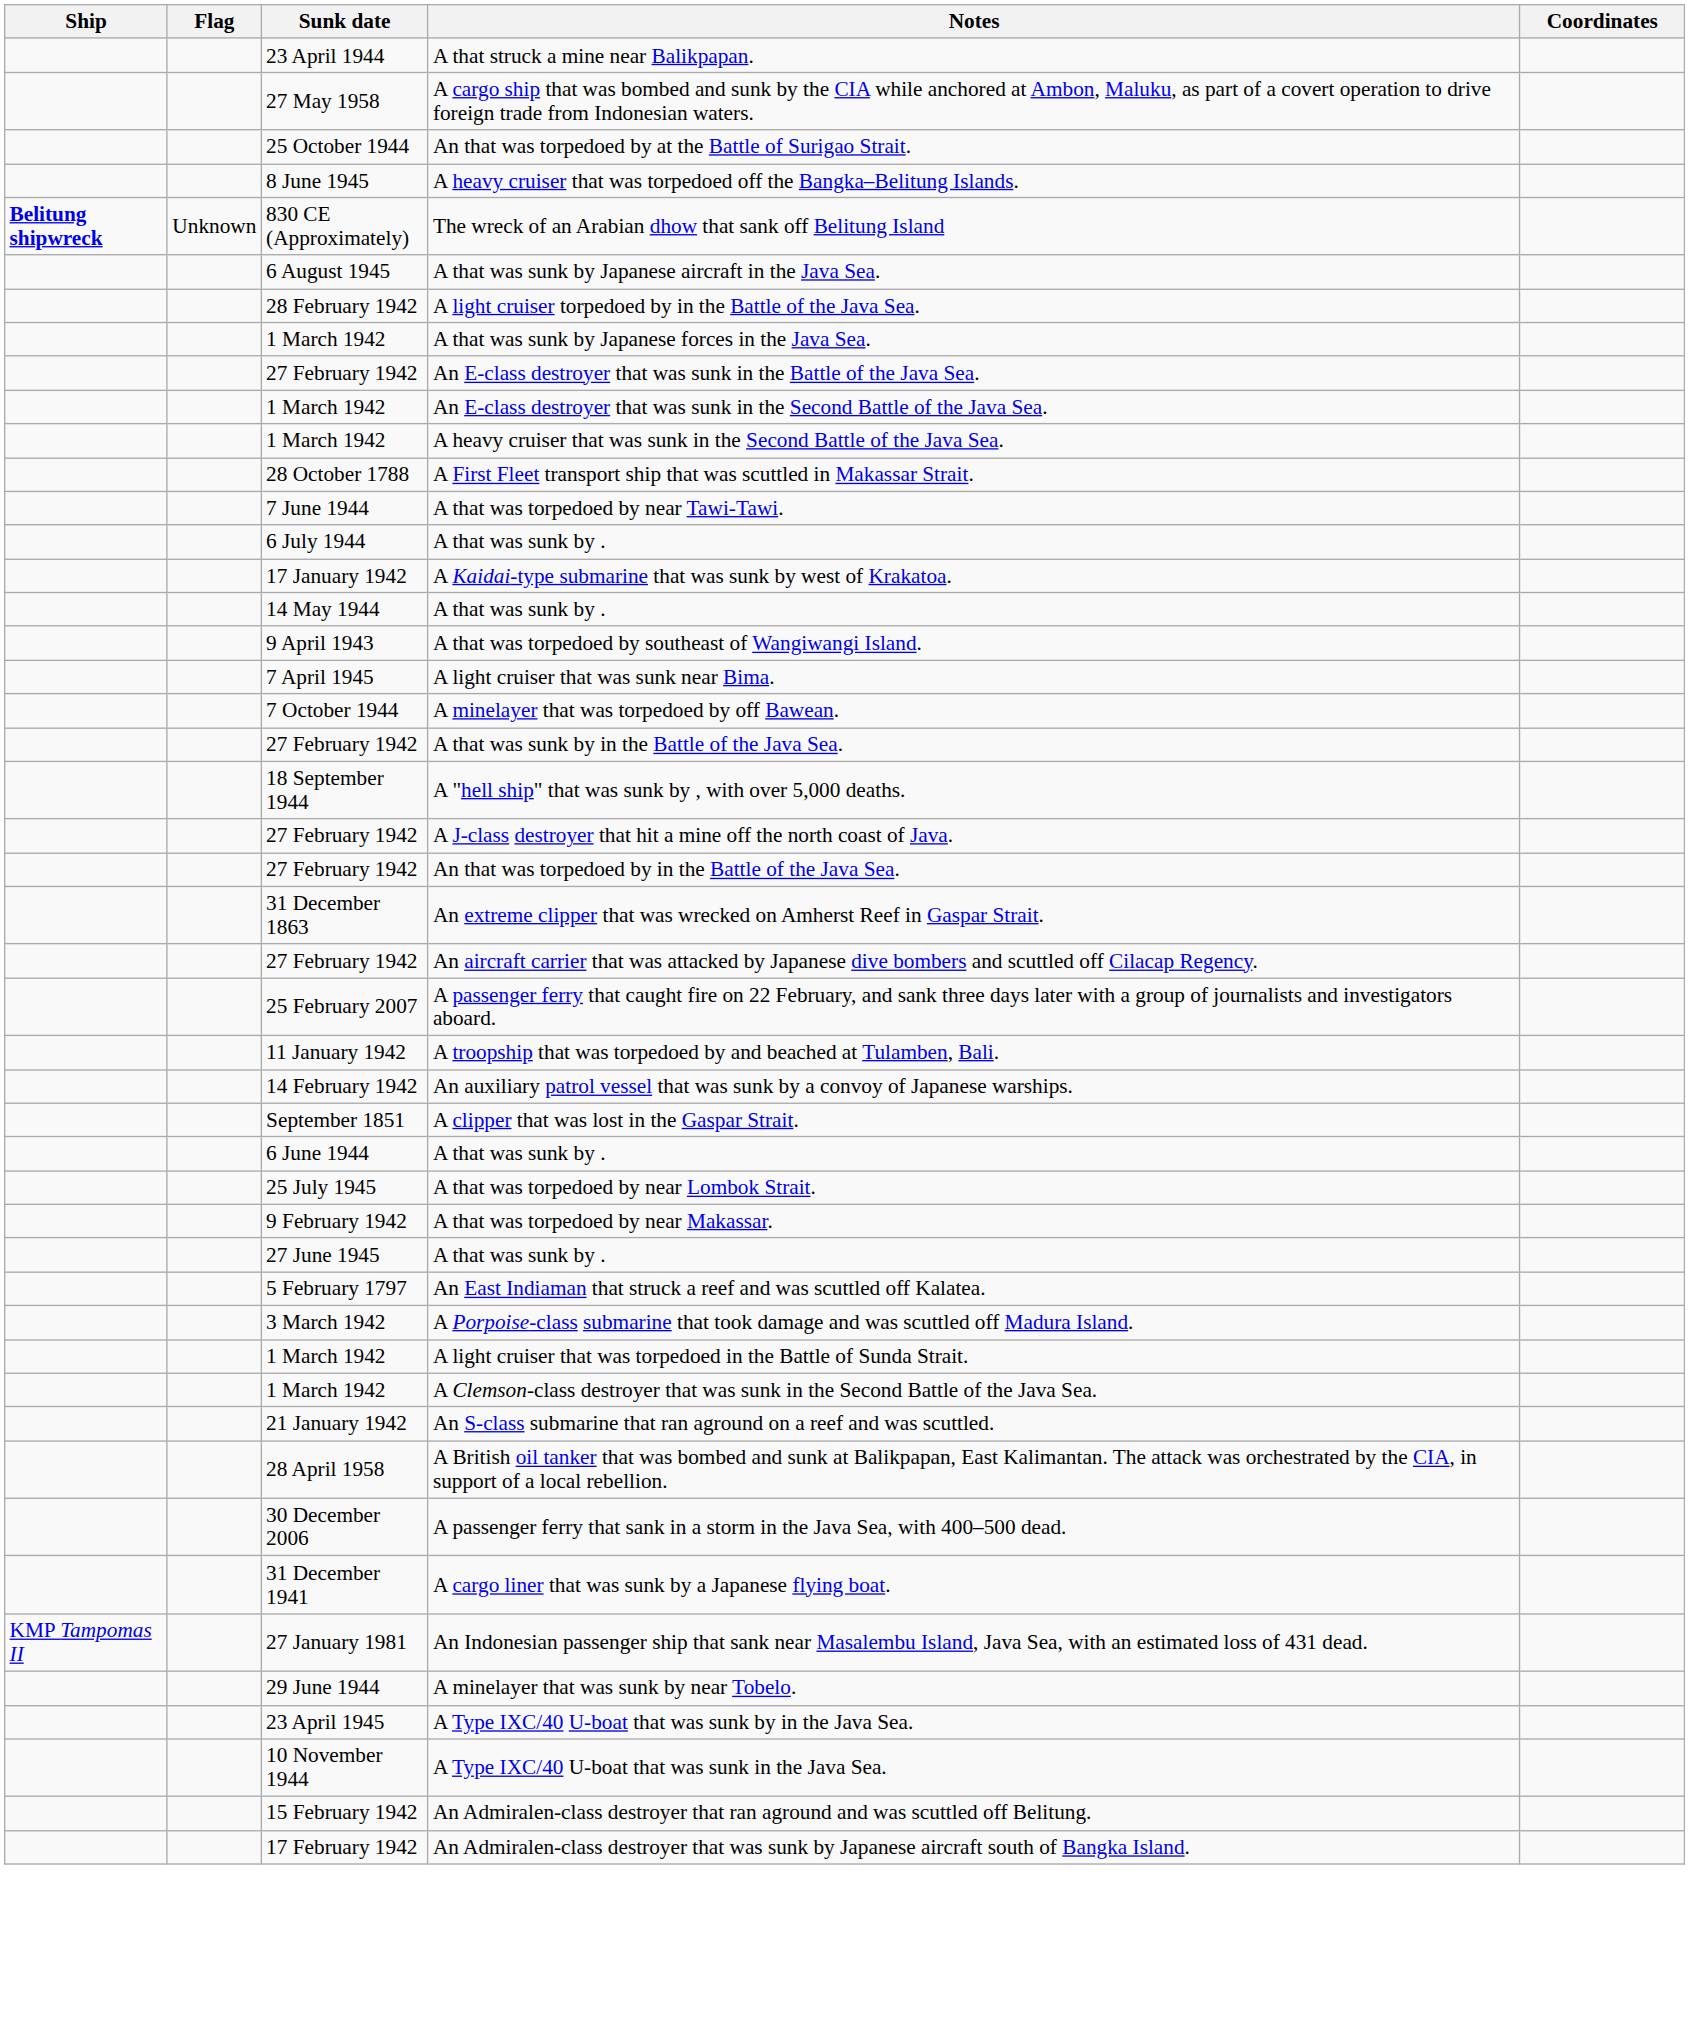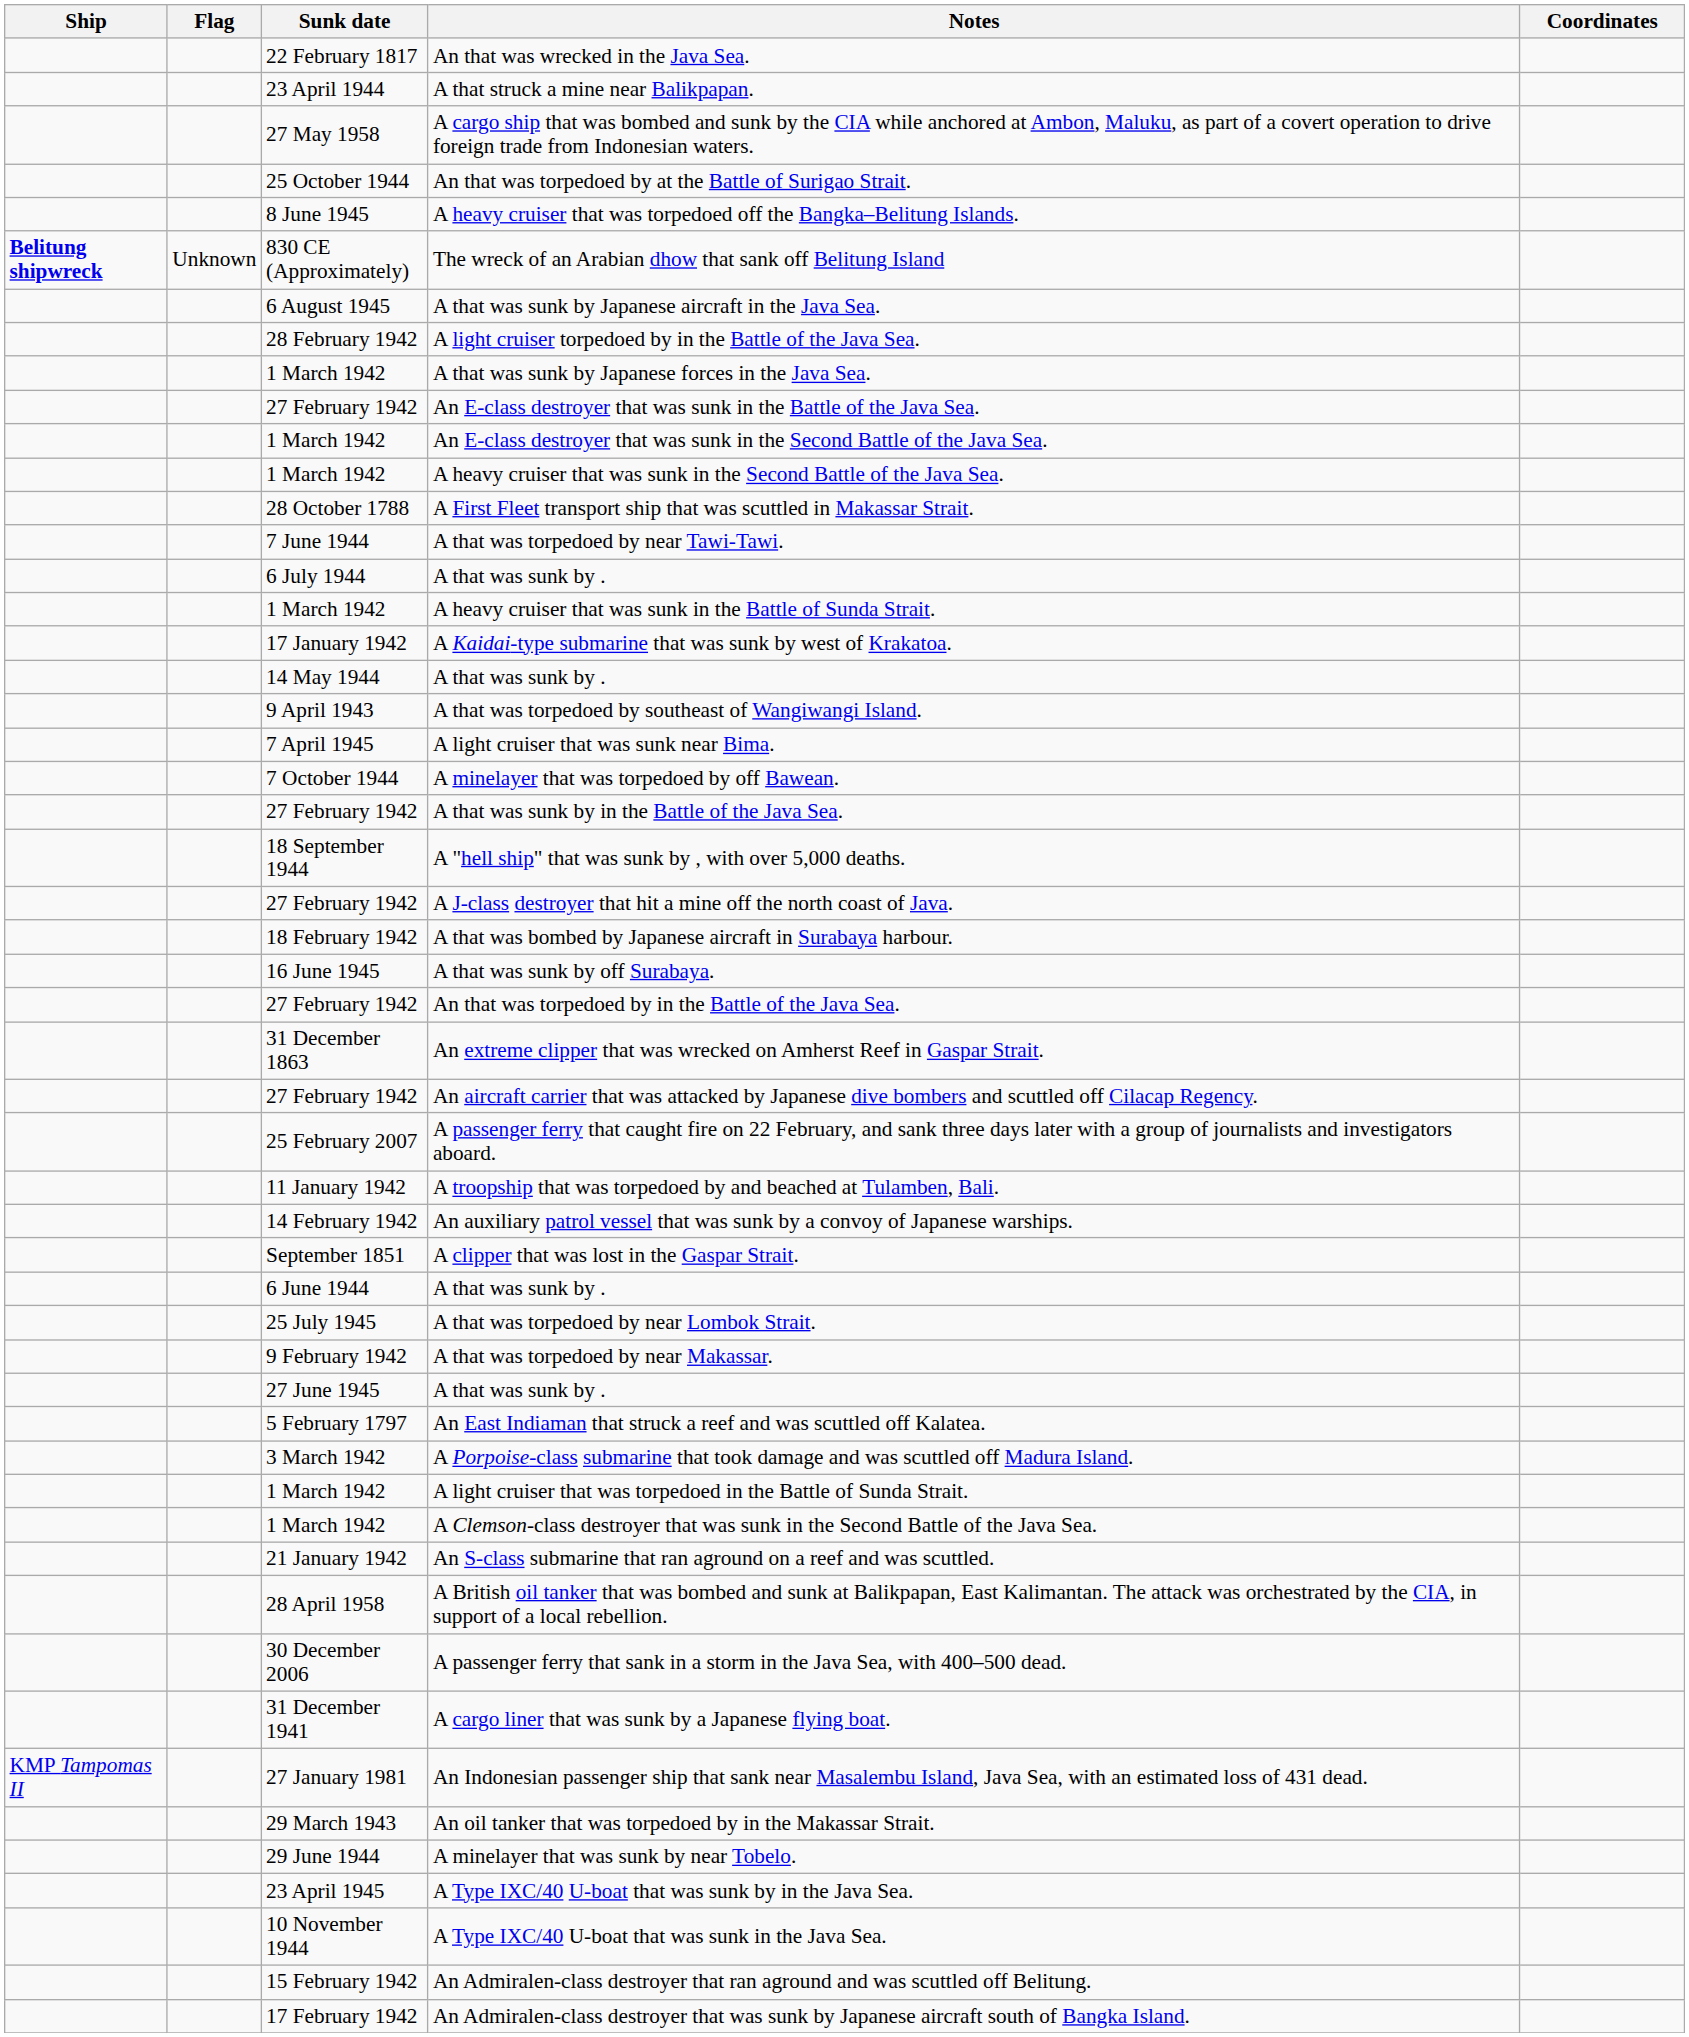+ row: (342, 55)
+ row: (326, 609)
+ row: (342, 936)
+ row: (323, 970)
+ row: (331, 1823)
